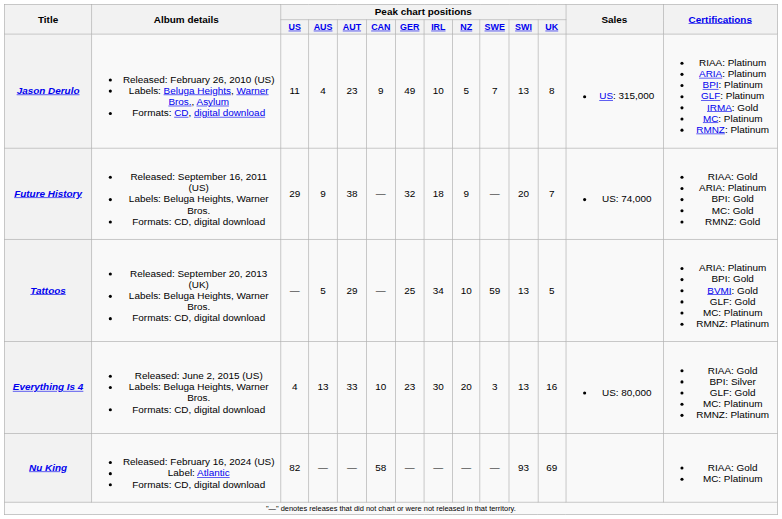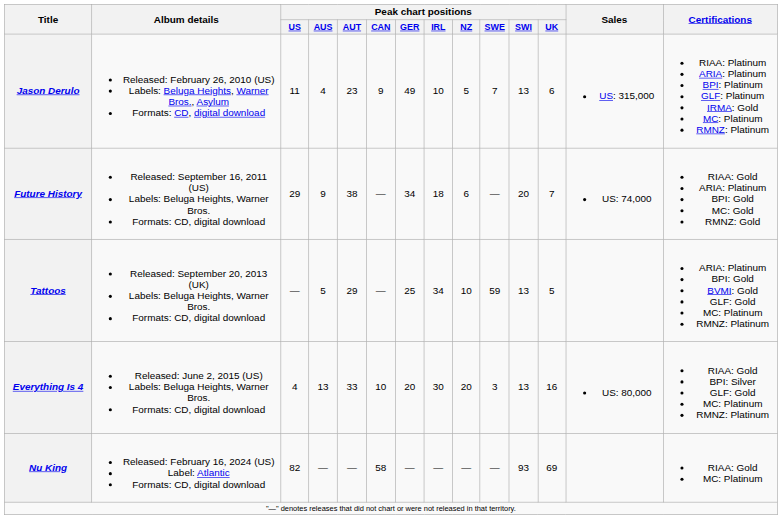(552, 91) 8 -> (552, 91) 6
(410, 193) 32 -> (410, 193) 34
(466, 193) 9 -> (466, 193) 6
(410, 387) 23 -> (410, 387) 20
